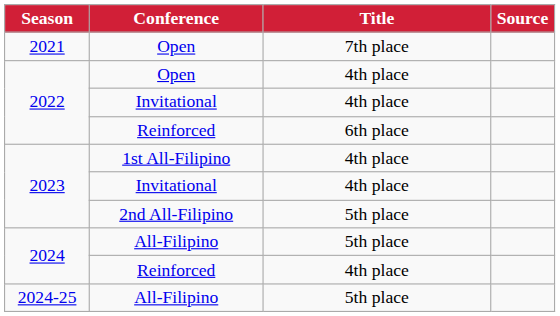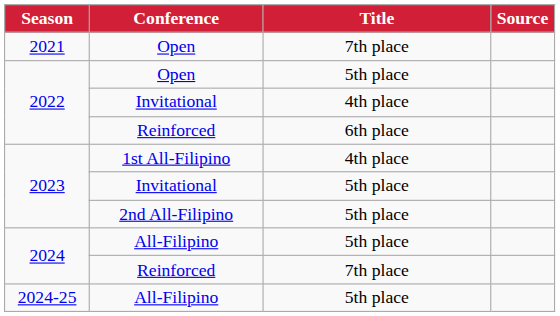(377, 74) 4th place -> (377, 74) 5th place
(377, 185) 4th place -> (377, 185) 5th place
(377, 269) 4th place -> (377, 269) 7th place
